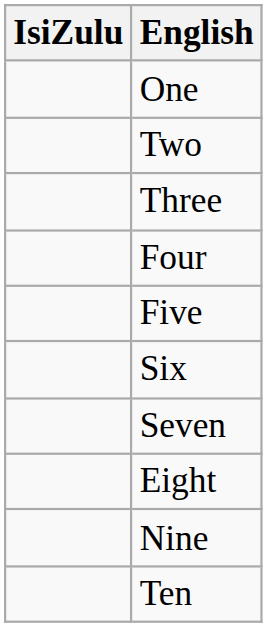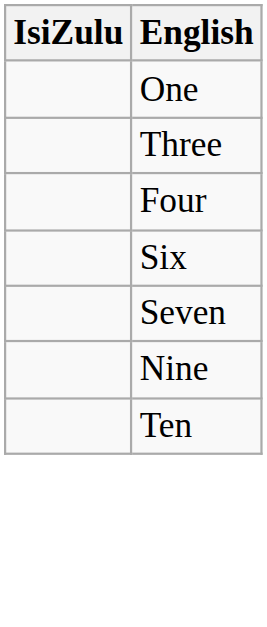- row: (171, 144)
- row: (171, 312)
- row: (178, 481)
